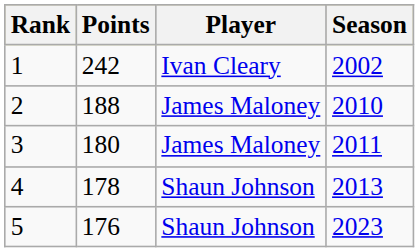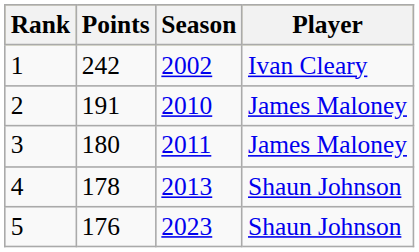columns swapped: (241, 24) <-> (370, 24)
(101, 105) 188 -> (101, 105) 191
